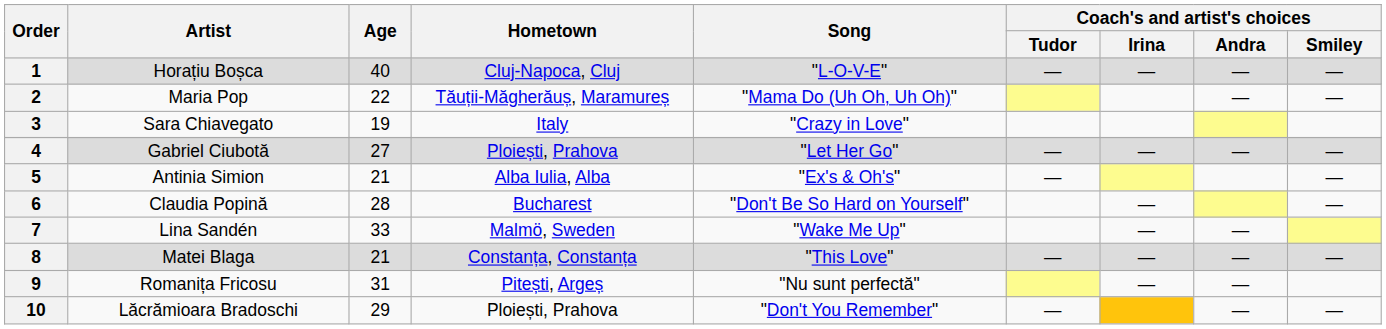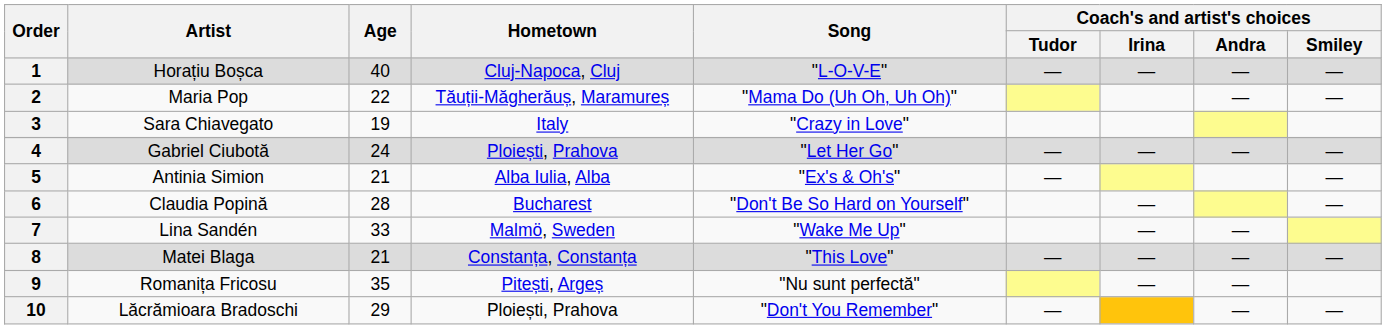(380, 151) 27 -> (380, 151) 24
(380, 284) 31 -> (380, 284) 35
